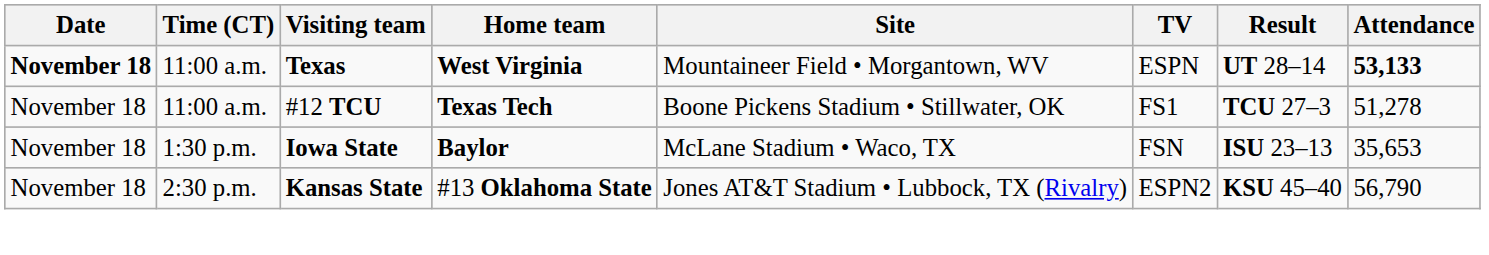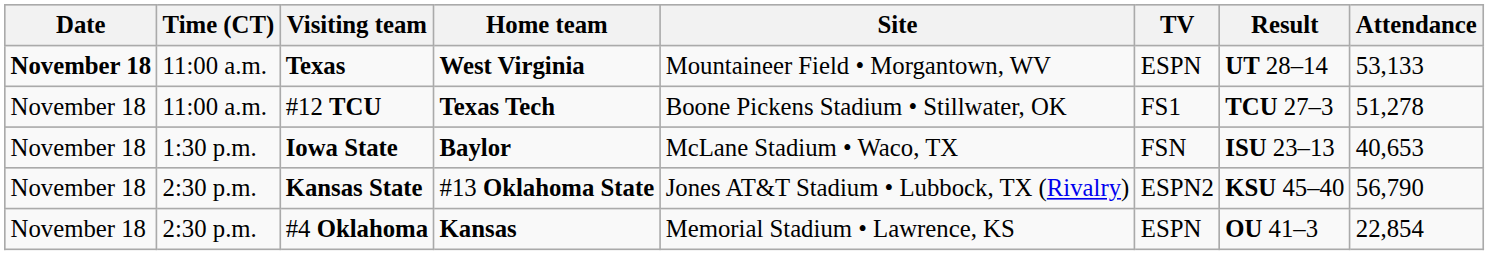(1388, 65) bold -> (1390, 65) normal
(1388, 147) 35,653 -> (1390, 147) 40,653
+ row: (357, 229)
